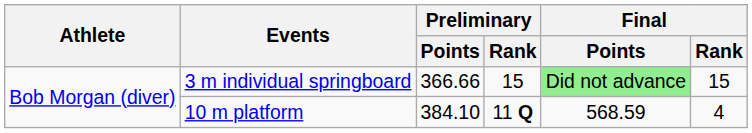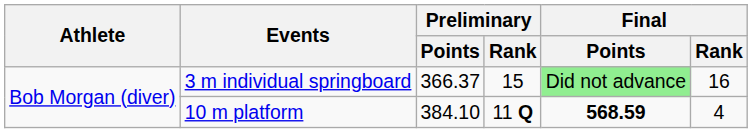(450, 82) 366.66 -> (450, 82) 366.37
(719, 82) 15 -> (719, 82) 16
(616, 113) normal -> (616, 113) bold
